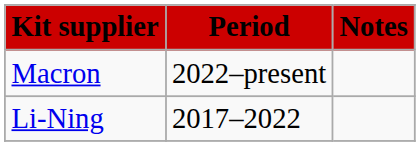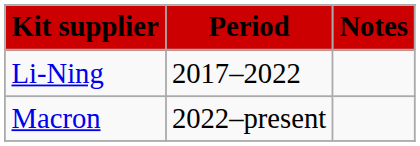rows swapped: (58, 118) <-> (56, 72)
